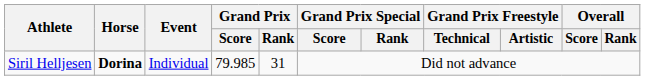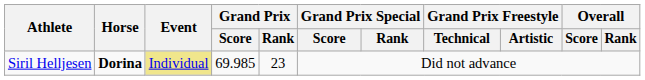(179, 63) no background -> (179, 63) khaki background
(235, 63) 79.985 -> (235, 63) 69.985
(278, 63) 31 -> (278, 63) 23
